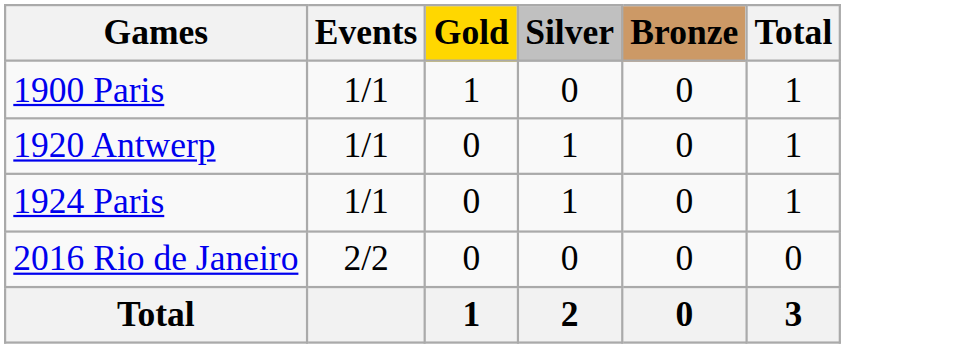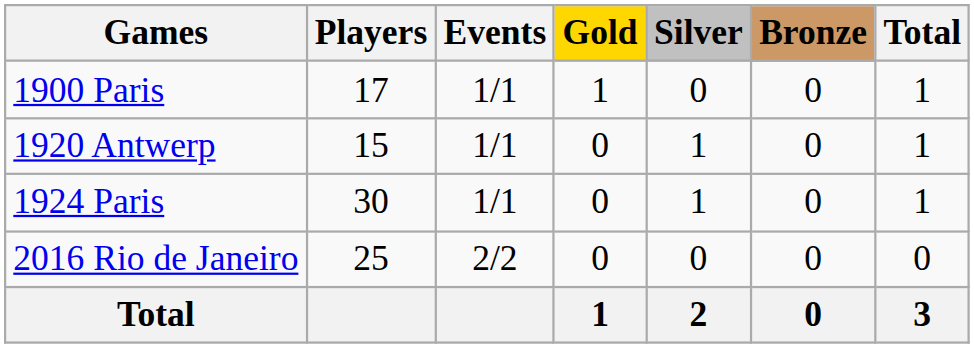+ column: (371, 32)
